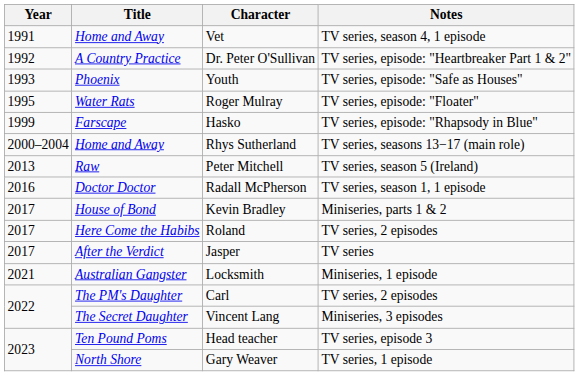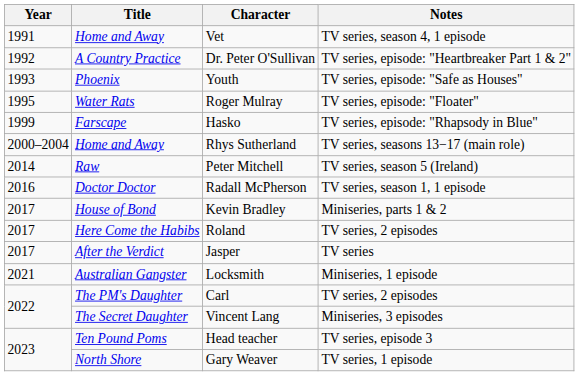(21, 166) 2013 -> (21, 166) 2014
